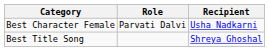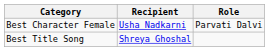columns swapped: (226, 11) <-> (153, 11)
